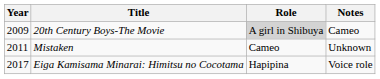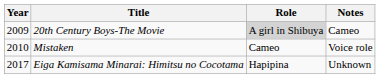(18, 47) 2011 -> (18, 47) 2010
(350, 47) Unknown -> (350, 47) Voice role
(350, 64) Voice role -> (350, 64) Unknown
